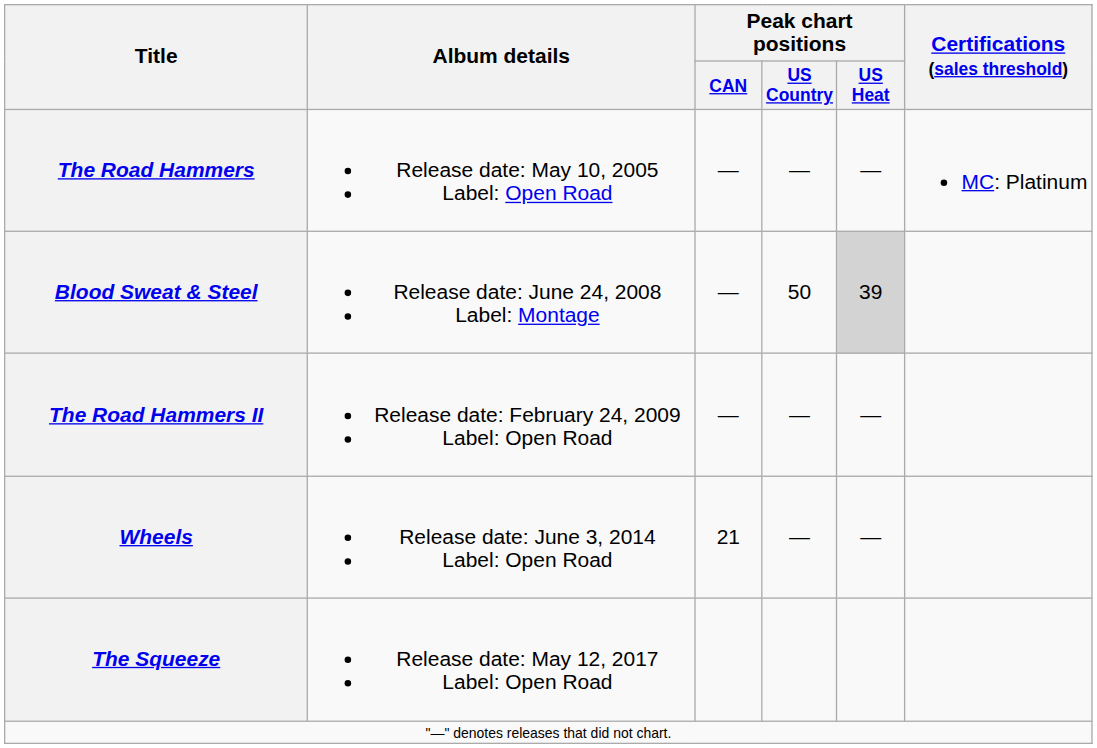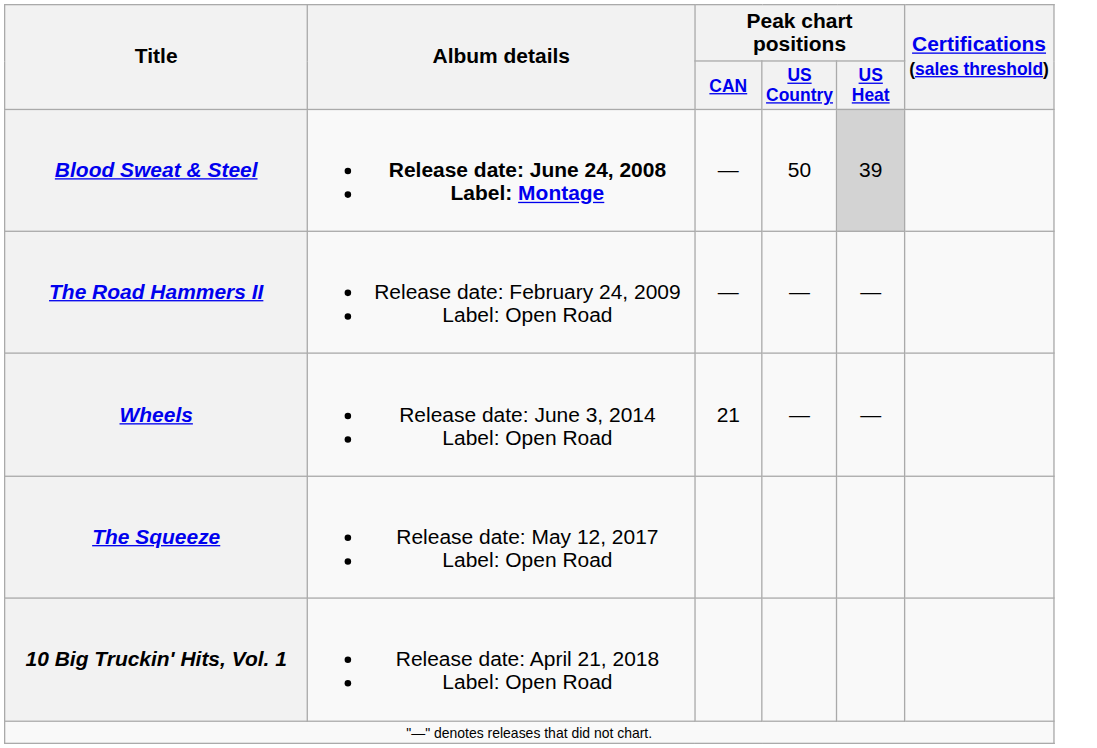- row: (156, 170)
(501, 304) normal -> (501, 182) bold
+ row: (156, 659)
